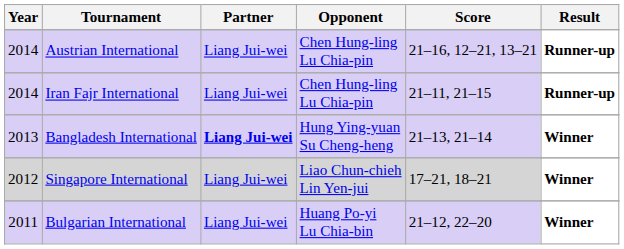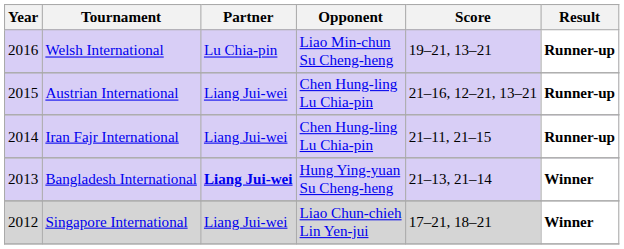+ row: (105, 51)
(23, 51) 2014 -> (23, 94) 2015
- row: (116, 222)
